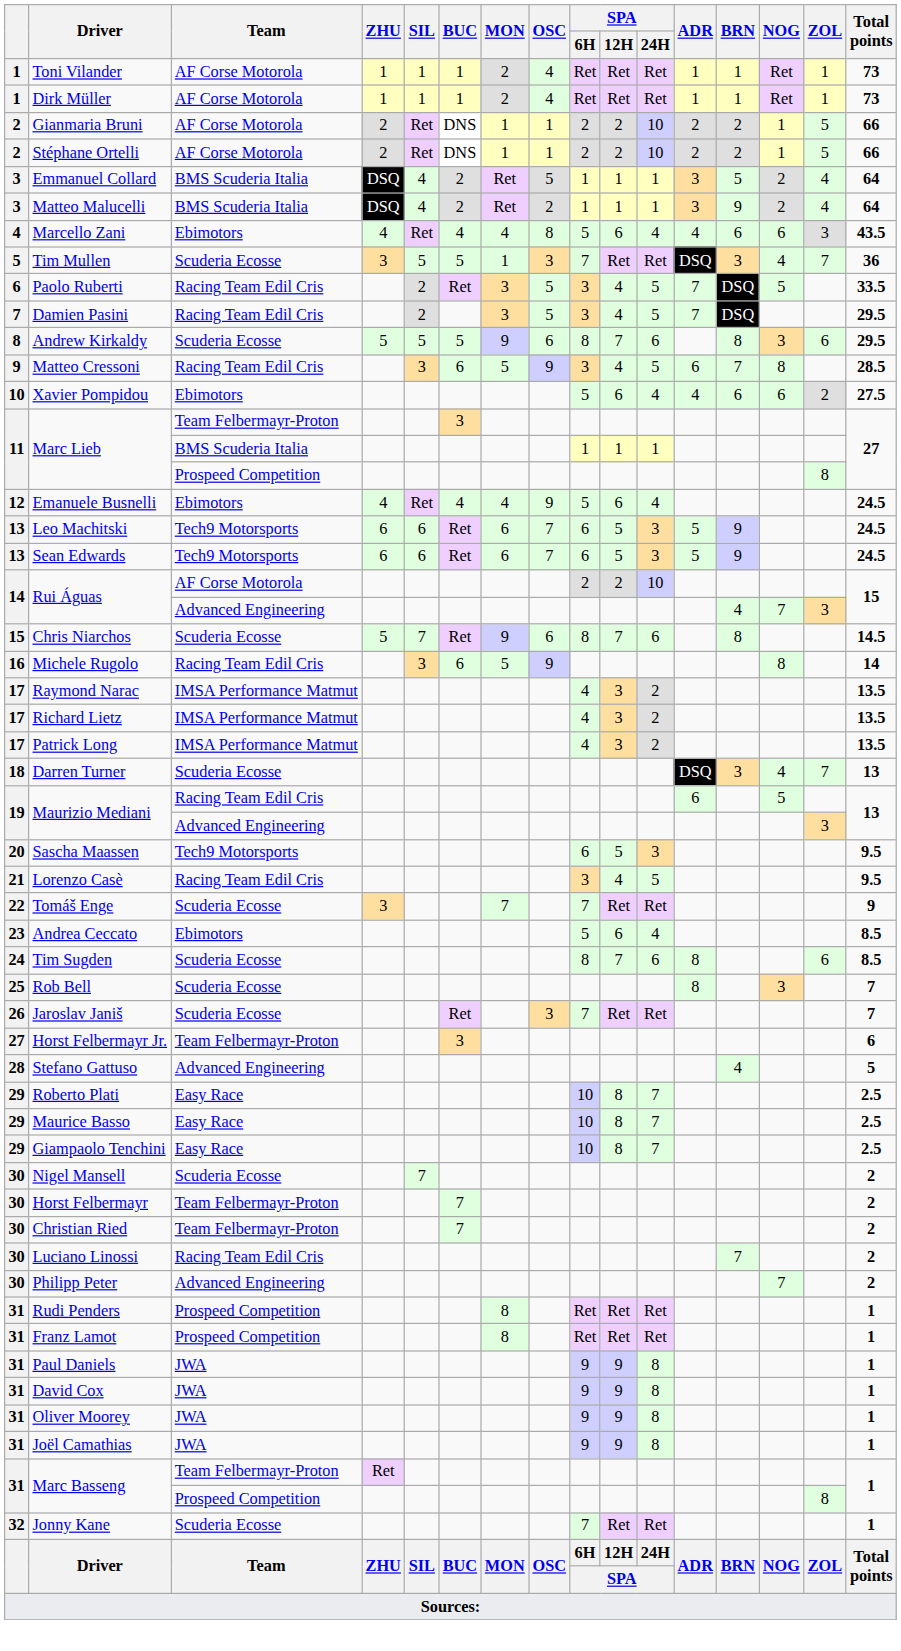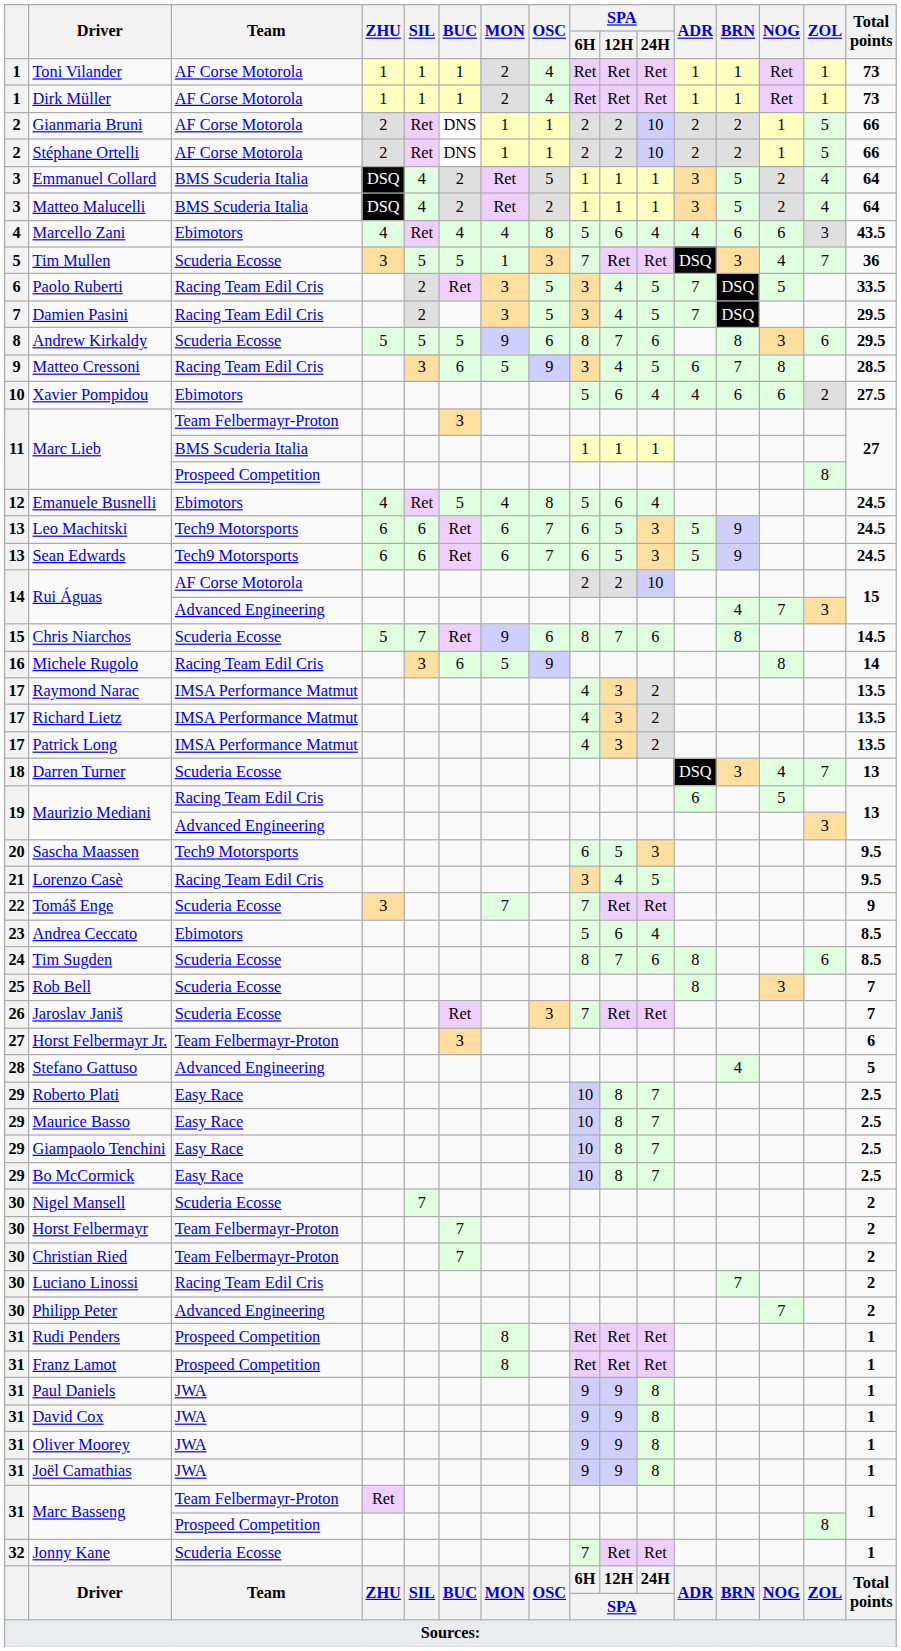(738, 206) 9 -> (738, 206) 5
(460, 502) 4 -> (460, 502) 5
(549, 502) 9 -> (549, 502) 8
+ row: (83, 1175)
